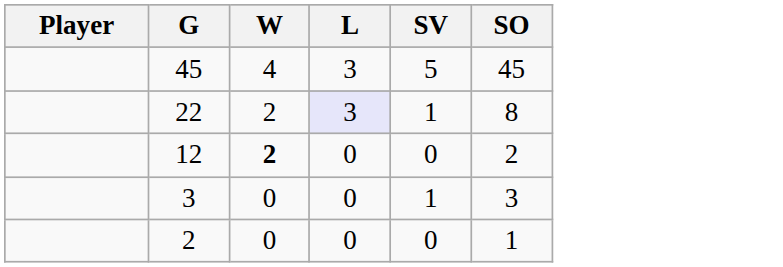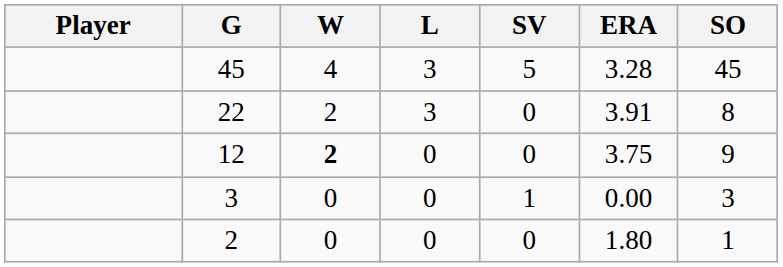+ column: (629, 25)
(350, 111) lavender background -> (430, 111) no background
(431, 111) 1 -> (529, 111) 0
(512, 154) 2 -> (728, 154) 9
